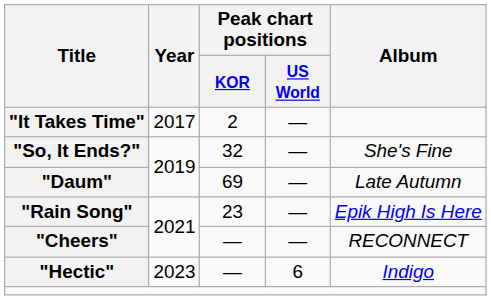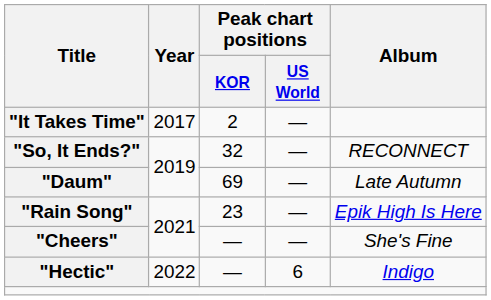(408, 151) She's Fine -> (408, 151) RECONNECT
(408, 241) RECONNECT -> (408, 241) She's Fine
(174, 271) 2023 -> (174, 271) 2022
